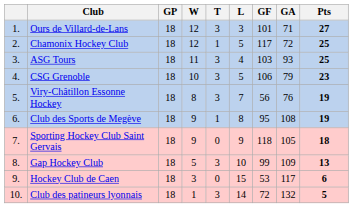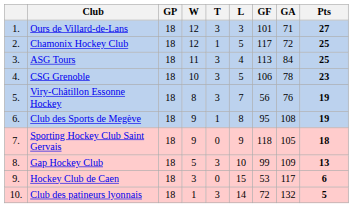(264, 60) 103 -> (264, 60) 113
(288, 60) 93 -> (288, 60) 84
(288, 76) 79 -> (288, 76) 78
